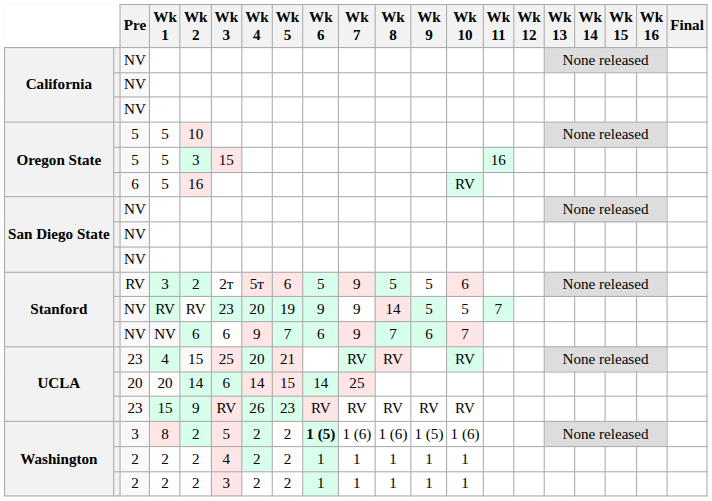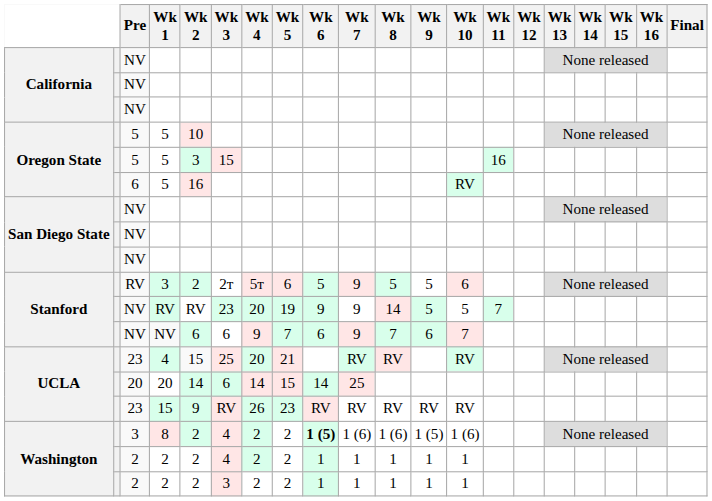(226, 434) 5 -> (226, 434) 4
